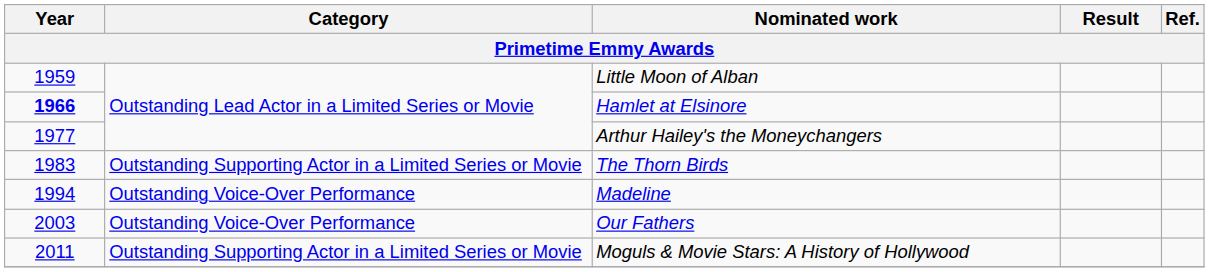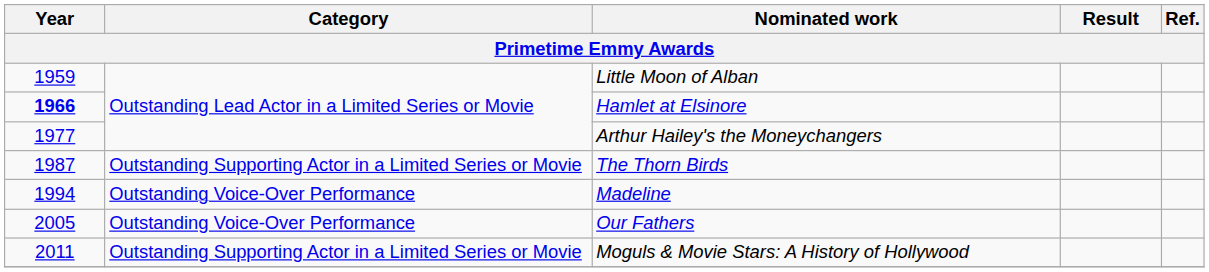(55, 164) 1983 -> (55, 164) 1987
(55, 223) 2003 -> (55, 223) 2005
